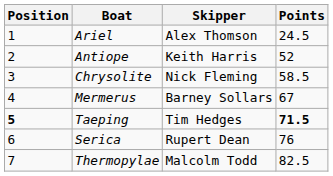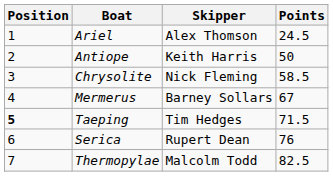(287, 56) 52 -> (287, 56) 50
(294, 119) bold -> (294, 119) normal
